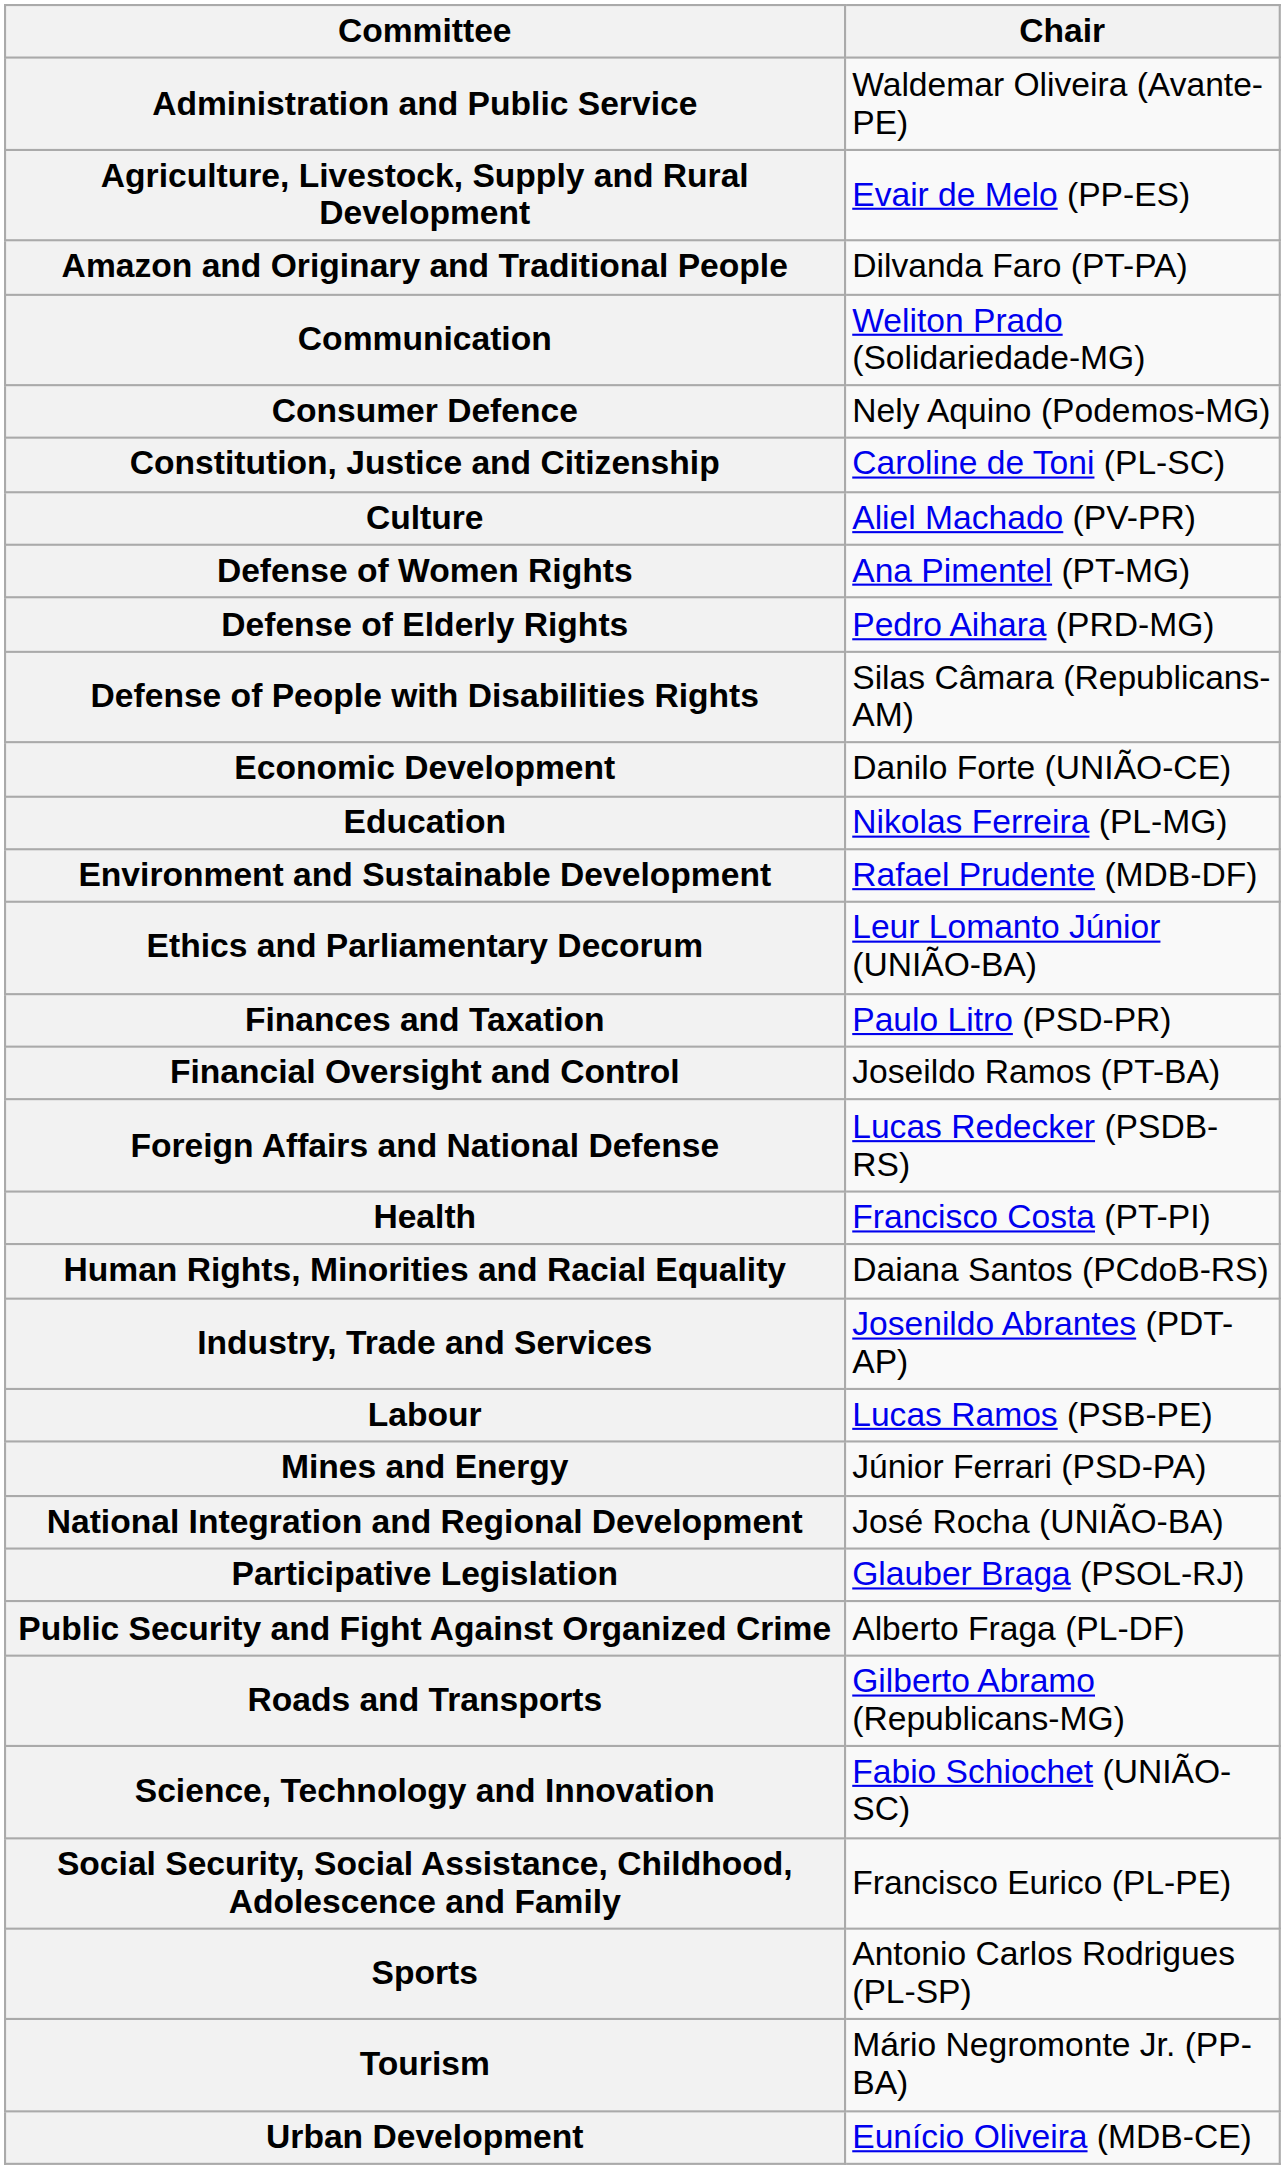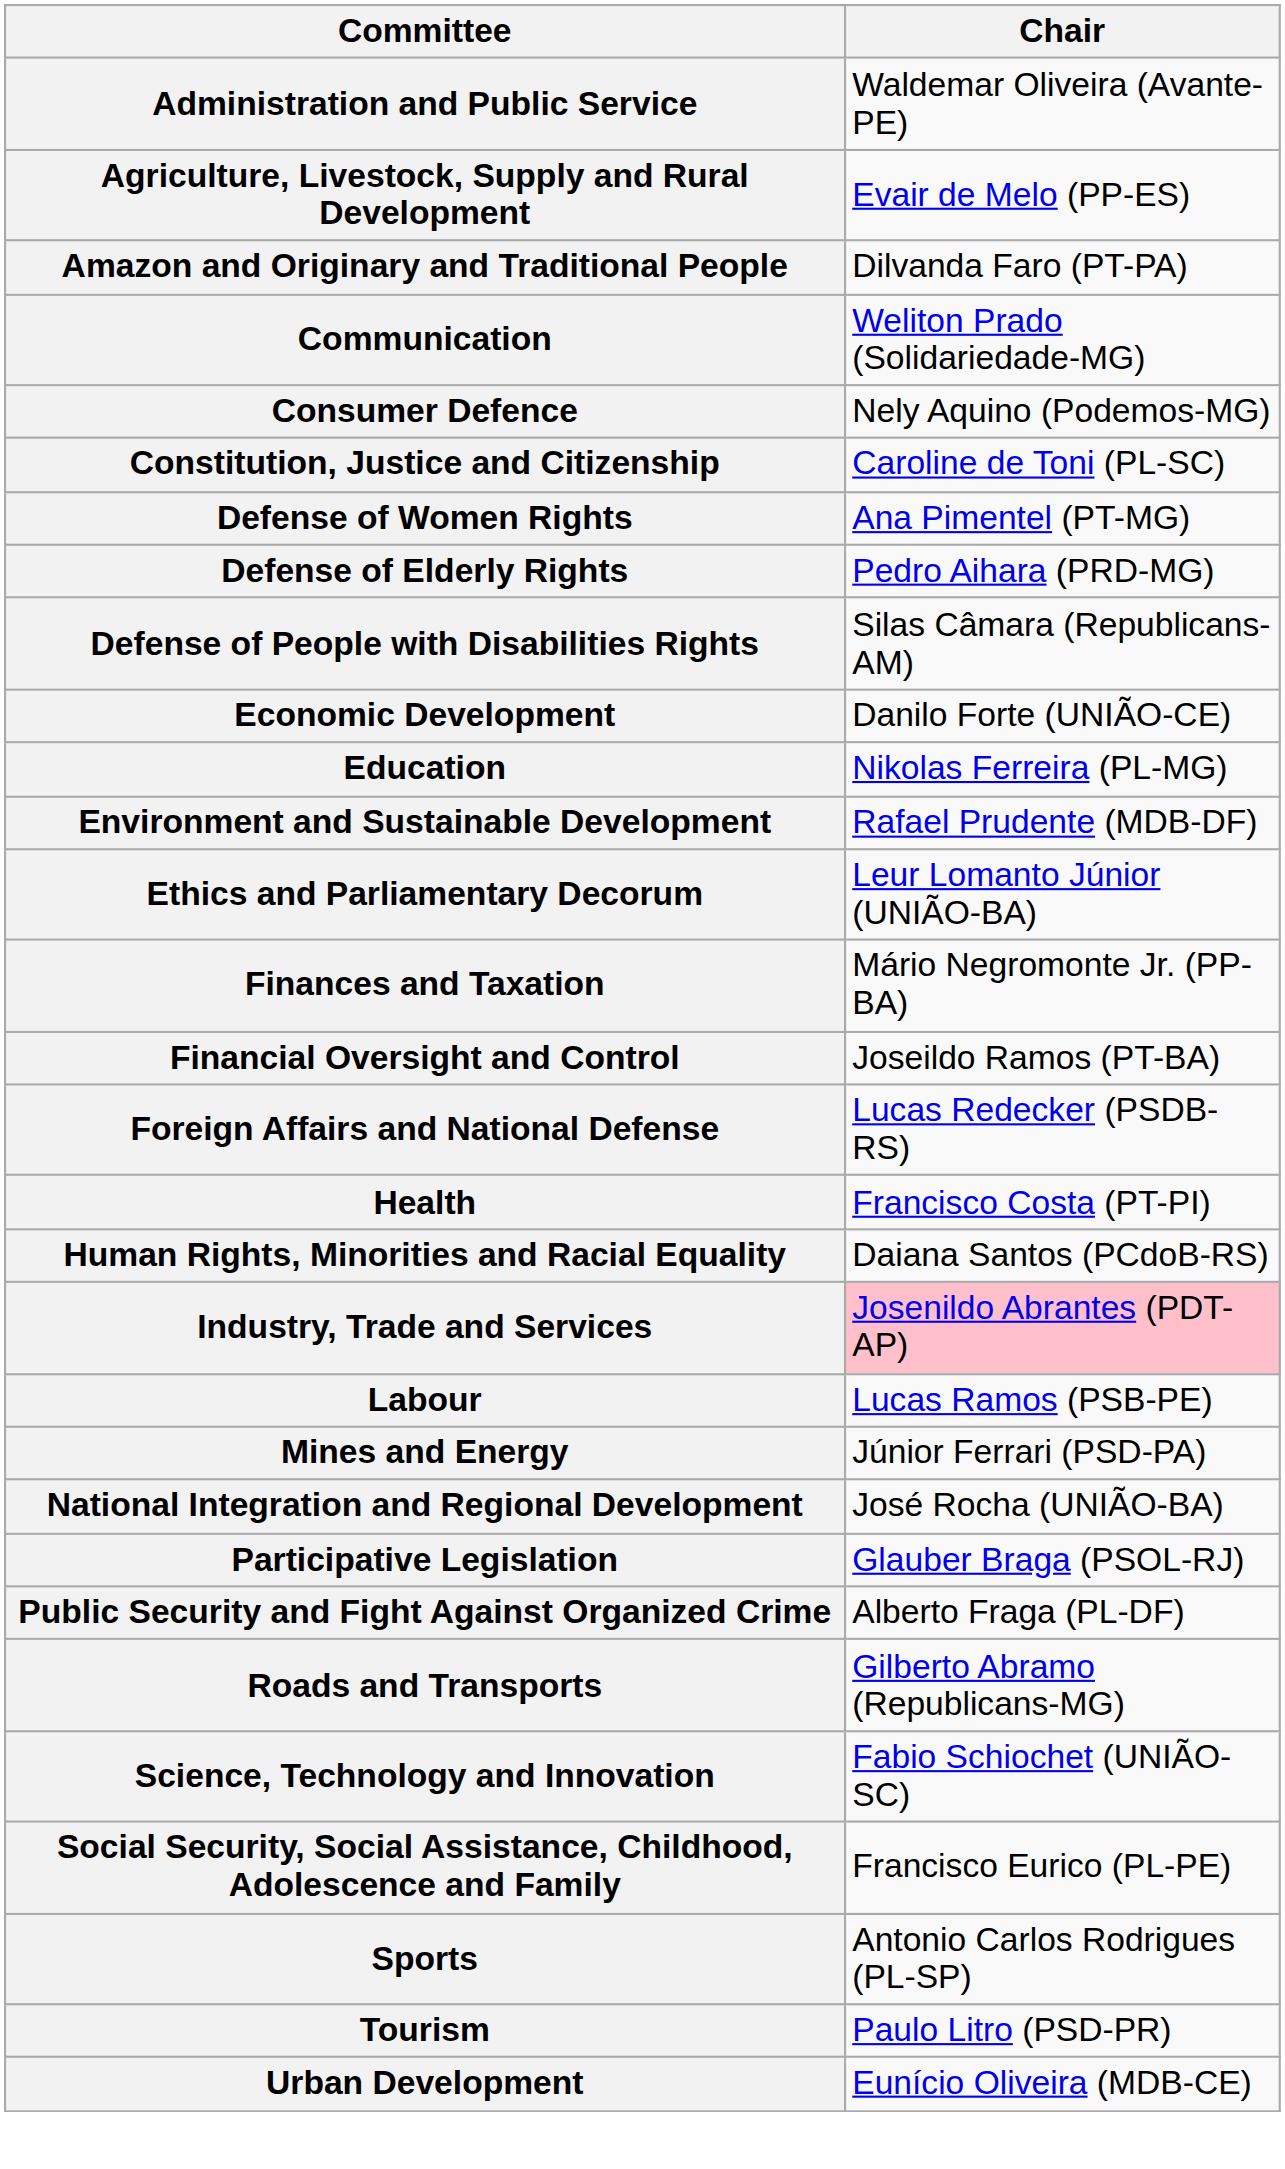- row: (425, 517)
(1012, 1019) Paulo Litro (PSD-PR) -> (1052, 985) Mário Negromonte Jr. (PP-BA)
(1043, 1342) no background -> (1043, 1327) pink background
(1052, 2064) Mário Negromonte Jr. (PP-BA) -> (1012, 2030) Paulo Litro (PSD-PR)
